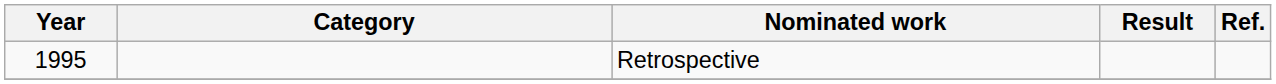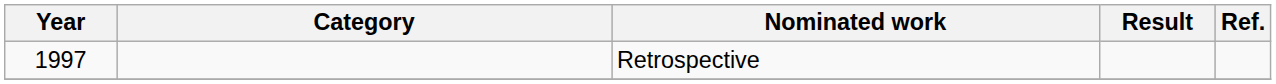(61, 60) 1995 -> (61, 60) 1997
